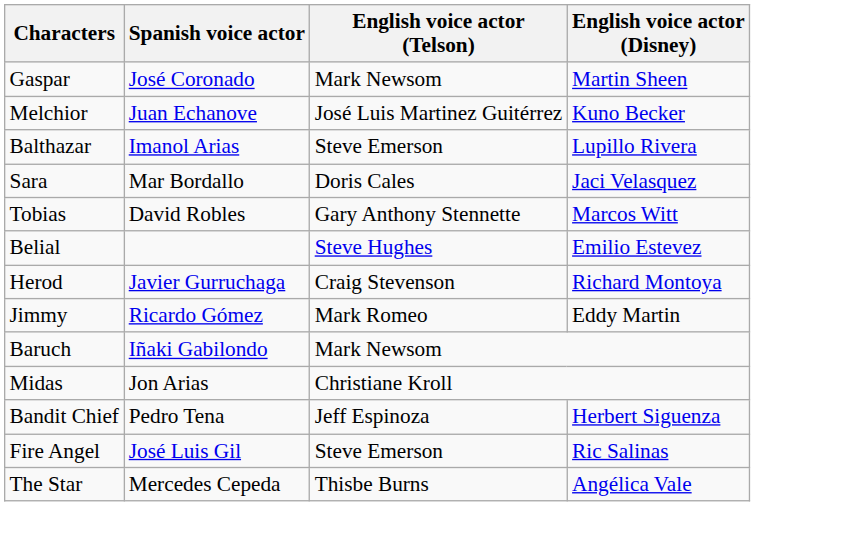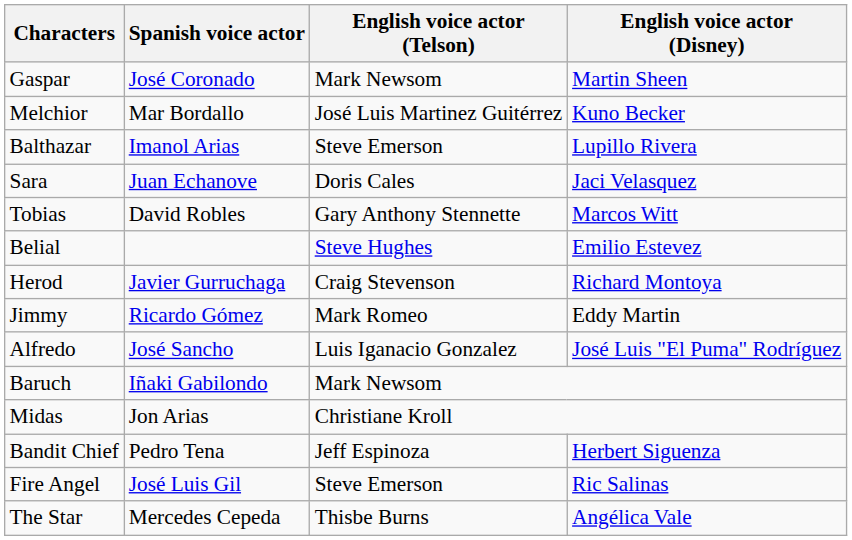(193, 112) Juan Echanove -> (186, 112) Mar Bordallo
(186, 180) Mar Bordallo -> (193, 180) Juan Echanove
+ row: (43, 349)
